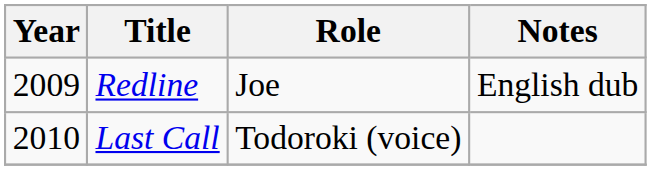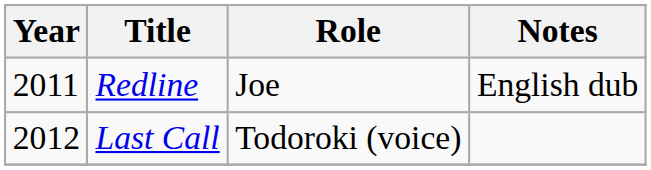(46, 84) 2009 -> (46, 84) 2011
(46, 137) 2010 -> (46, 137) 2012
